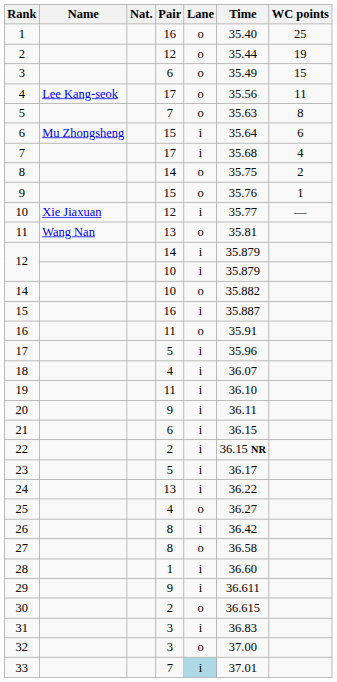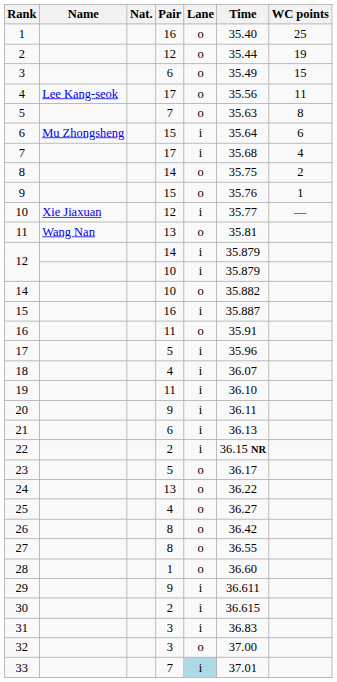(243, 430) 36.15 -> (243, 430) 36.13
(201, 469) i -> (200, 469) o
(201, 489) i -> (200, 489) o
(201, 529) i -> (200, 529) o
(243, 548) 36.58 -> (243, 548) 36.55
(201, 568) i -> (200, 568) o
(200, 608) o -> (201, 608) i
